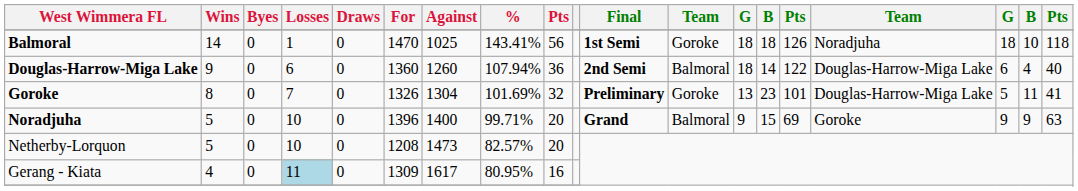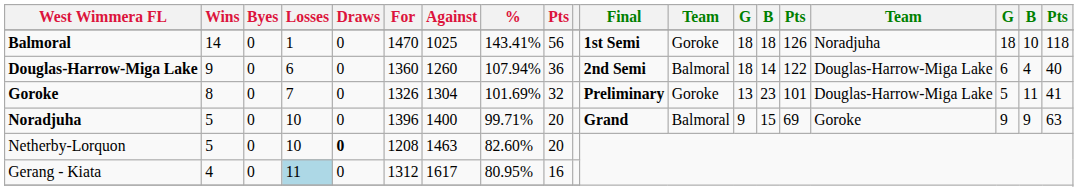(340, 146) normal -> (340, 146) bold
(442, 146) 1473 -> (442, 146) 1463
(509, 146) 82.57% -> (509, 146) 82.60%
(403, 171) 1309 -> (403, 171) 1312
